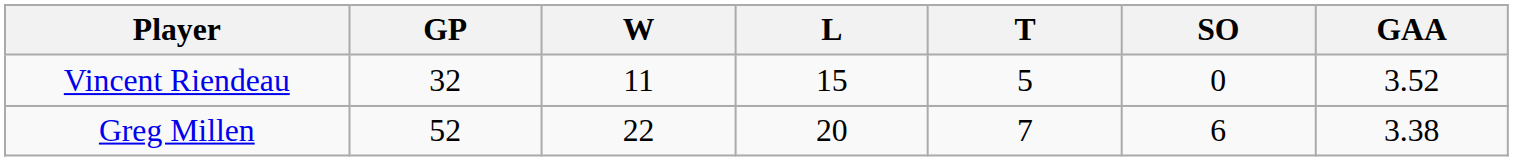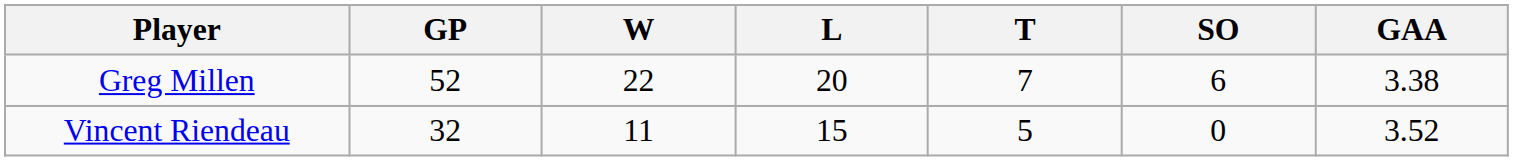rows swapped: (177, 130) <-> (177, 79)
